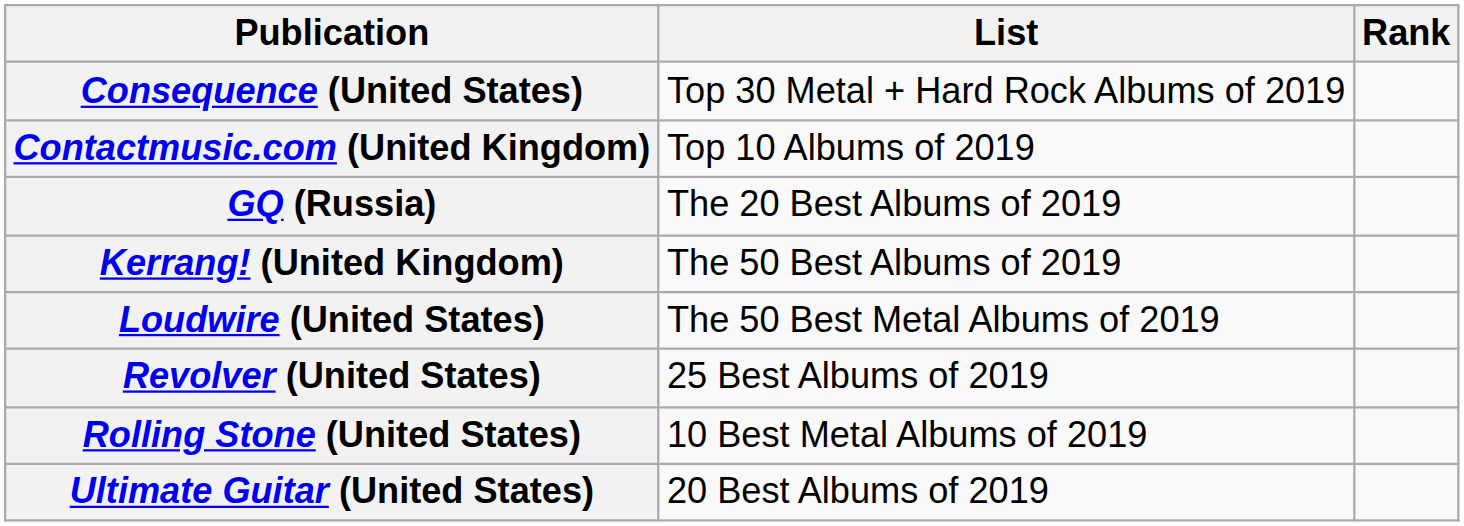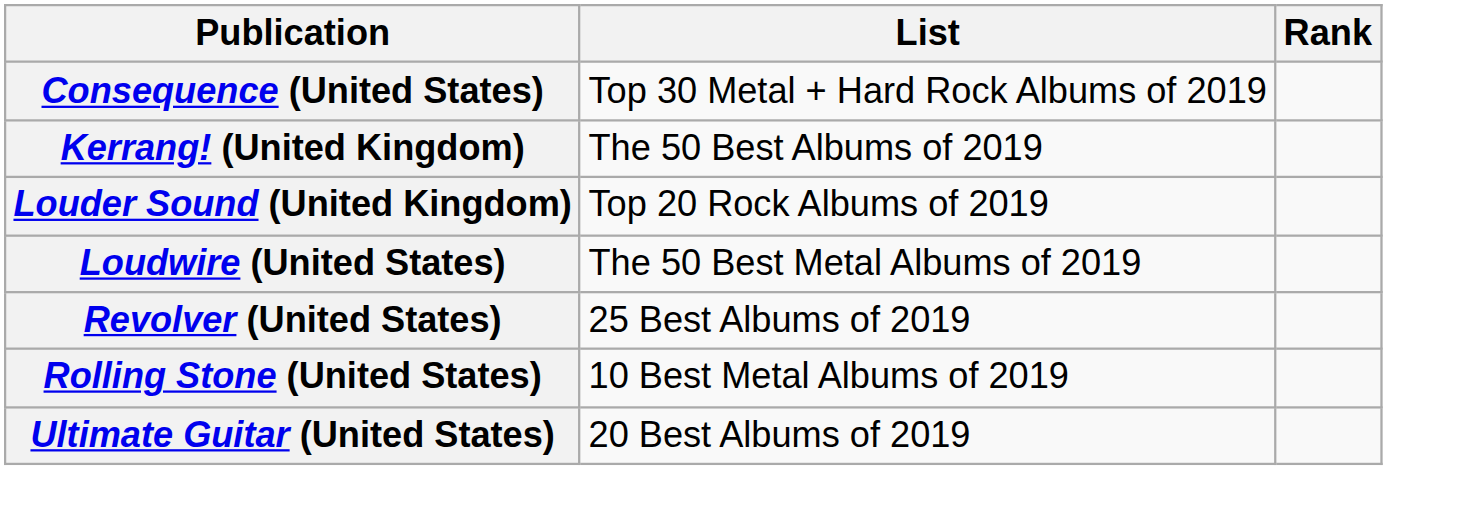- row: (332, 147)
- row: (332, 205)
+ row: (293, 205)
